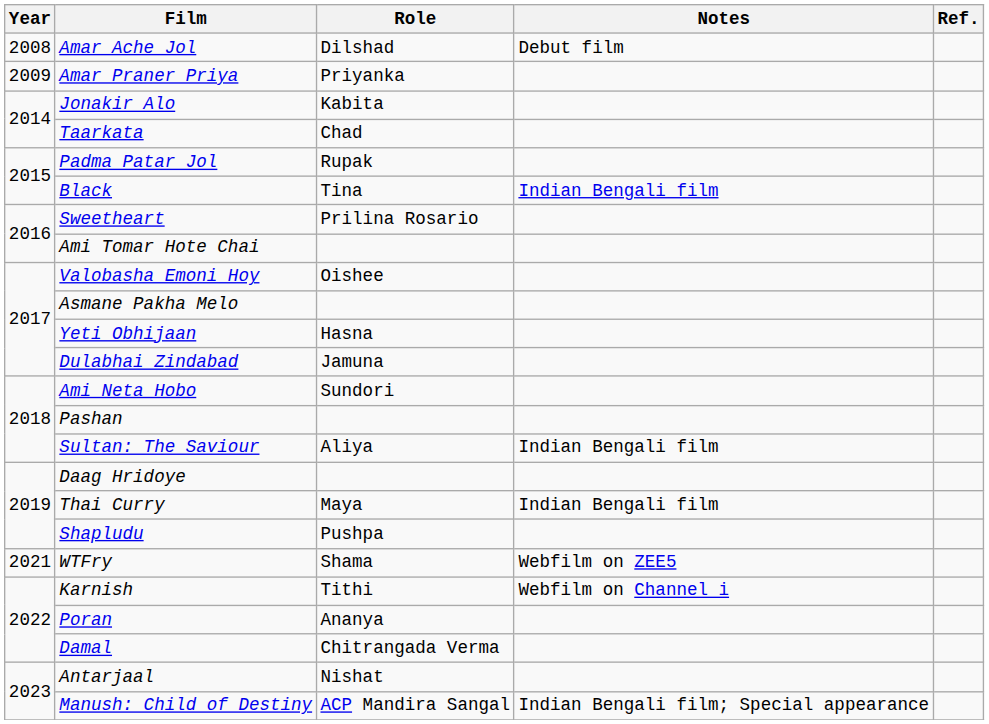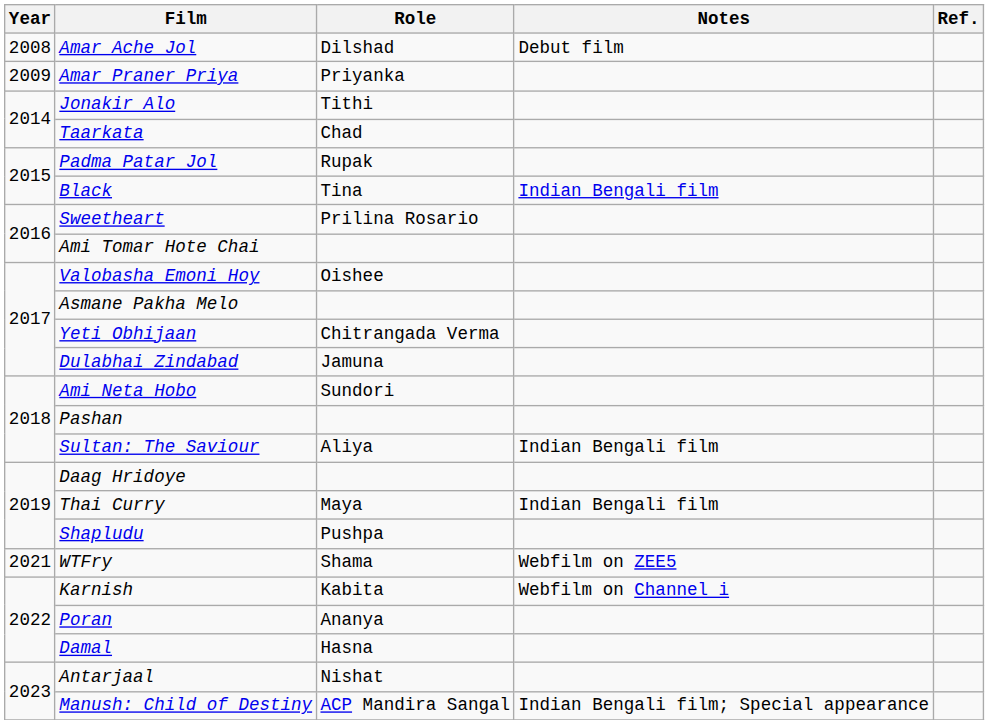(352, 105) Kabita -> (347, 105) Tithi
(347, 334) Hasna -> (410, 334) Chitrangada Verma
(347, 591) Tithi -> (352, 591) Kabita
(410, 648) Chitrangada Verma -> (347, 648) Hasna
